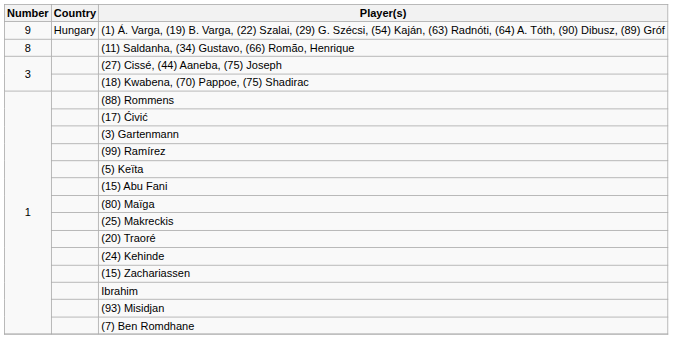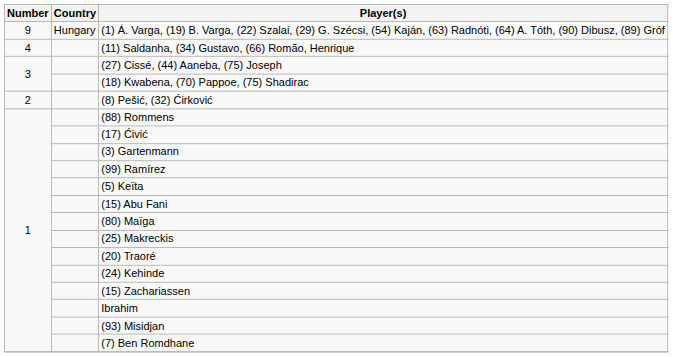(28, 47) 8 -> (28, 47) 4
+ row: (157, 100)
